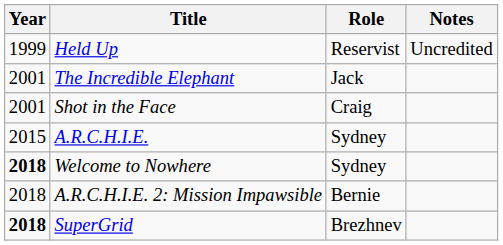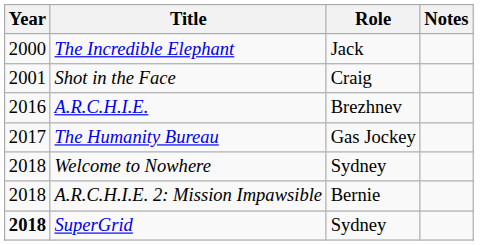- row: (86, 48)
(27, 78) 2001 -> (27, 48) 2000
(27, 136) 2015 -> (27, 107) 2016
(358, 136) Sydney -> (366, 107) Brezhnev
+ row: (137, 136)
(27, 166) bold -> (27, 166) normal
(366, 225) Brezhnev -> (358, 225) Sydney
